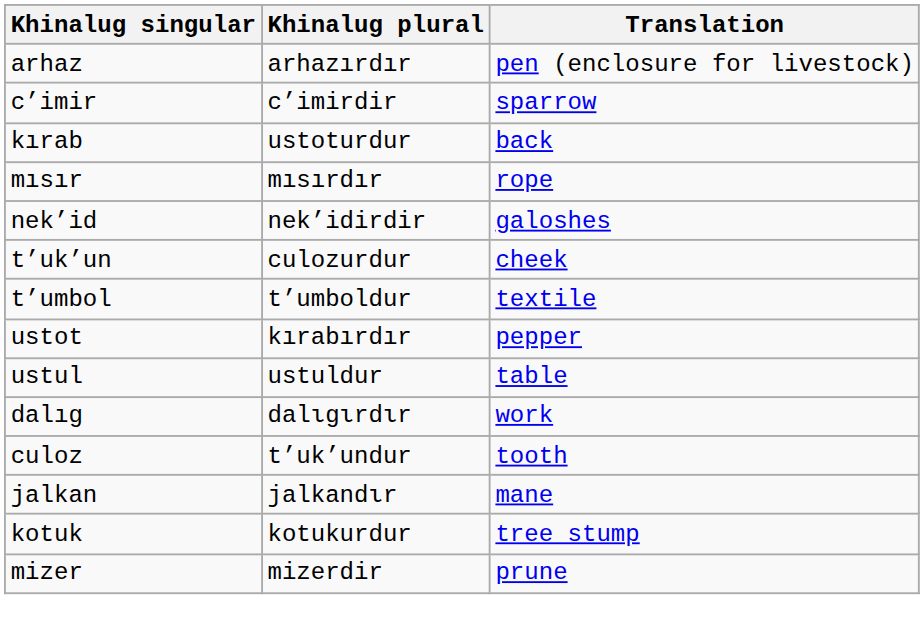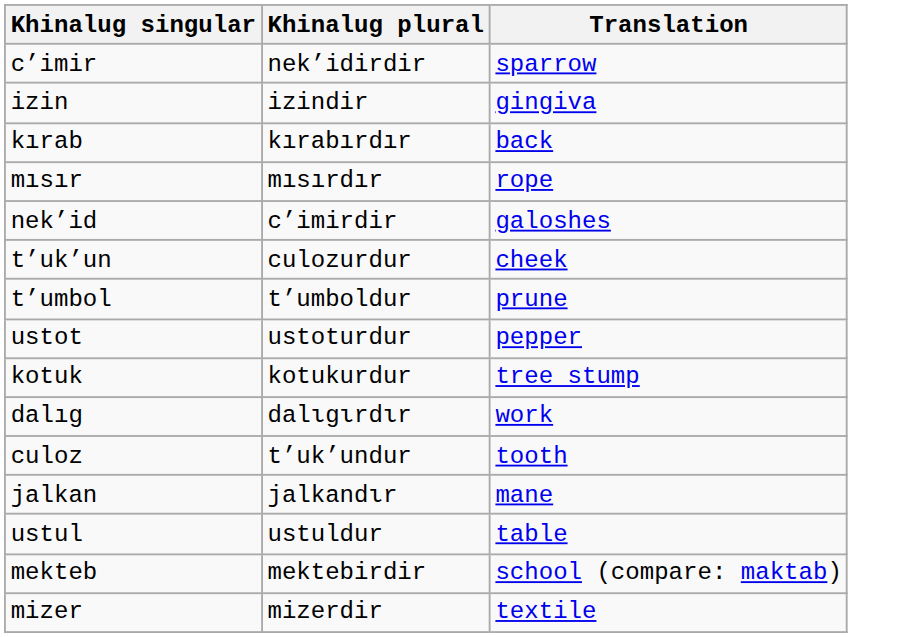- row: (47, 64)
(332, 103) c’imirdir -> (347, 64) nek’idirdir
+ row: (40, 103)
(340, 142) ustoturdur -> (340, 142) kırabırdır
(347, 221) nek’idirdir -> (332, 221) c’imirdir
(546, 299) textile -> (531, 299) prune
(340, 338) kırabırdır -> (340, 338) ustoturdur
rows swapped: (47, 377) <-> (47, 534)
+ row: (54, 573)
(531, 573) prune -> (546, 612) textile
